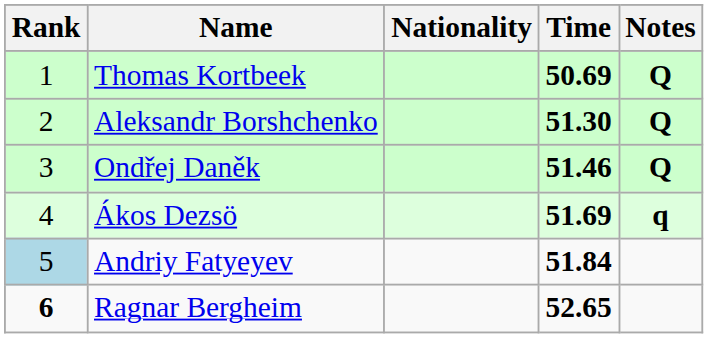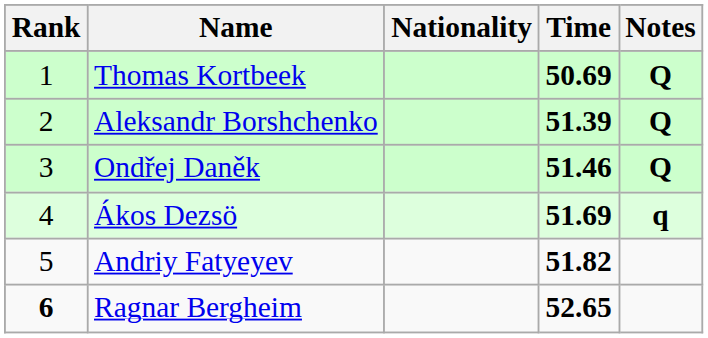(579, 121) 51.30 -> (579, 121) 51.39
(46, 261) lightblue background -> (46, 261) no background
(579, 261) 51.84 -> (579, 261) 51.82
